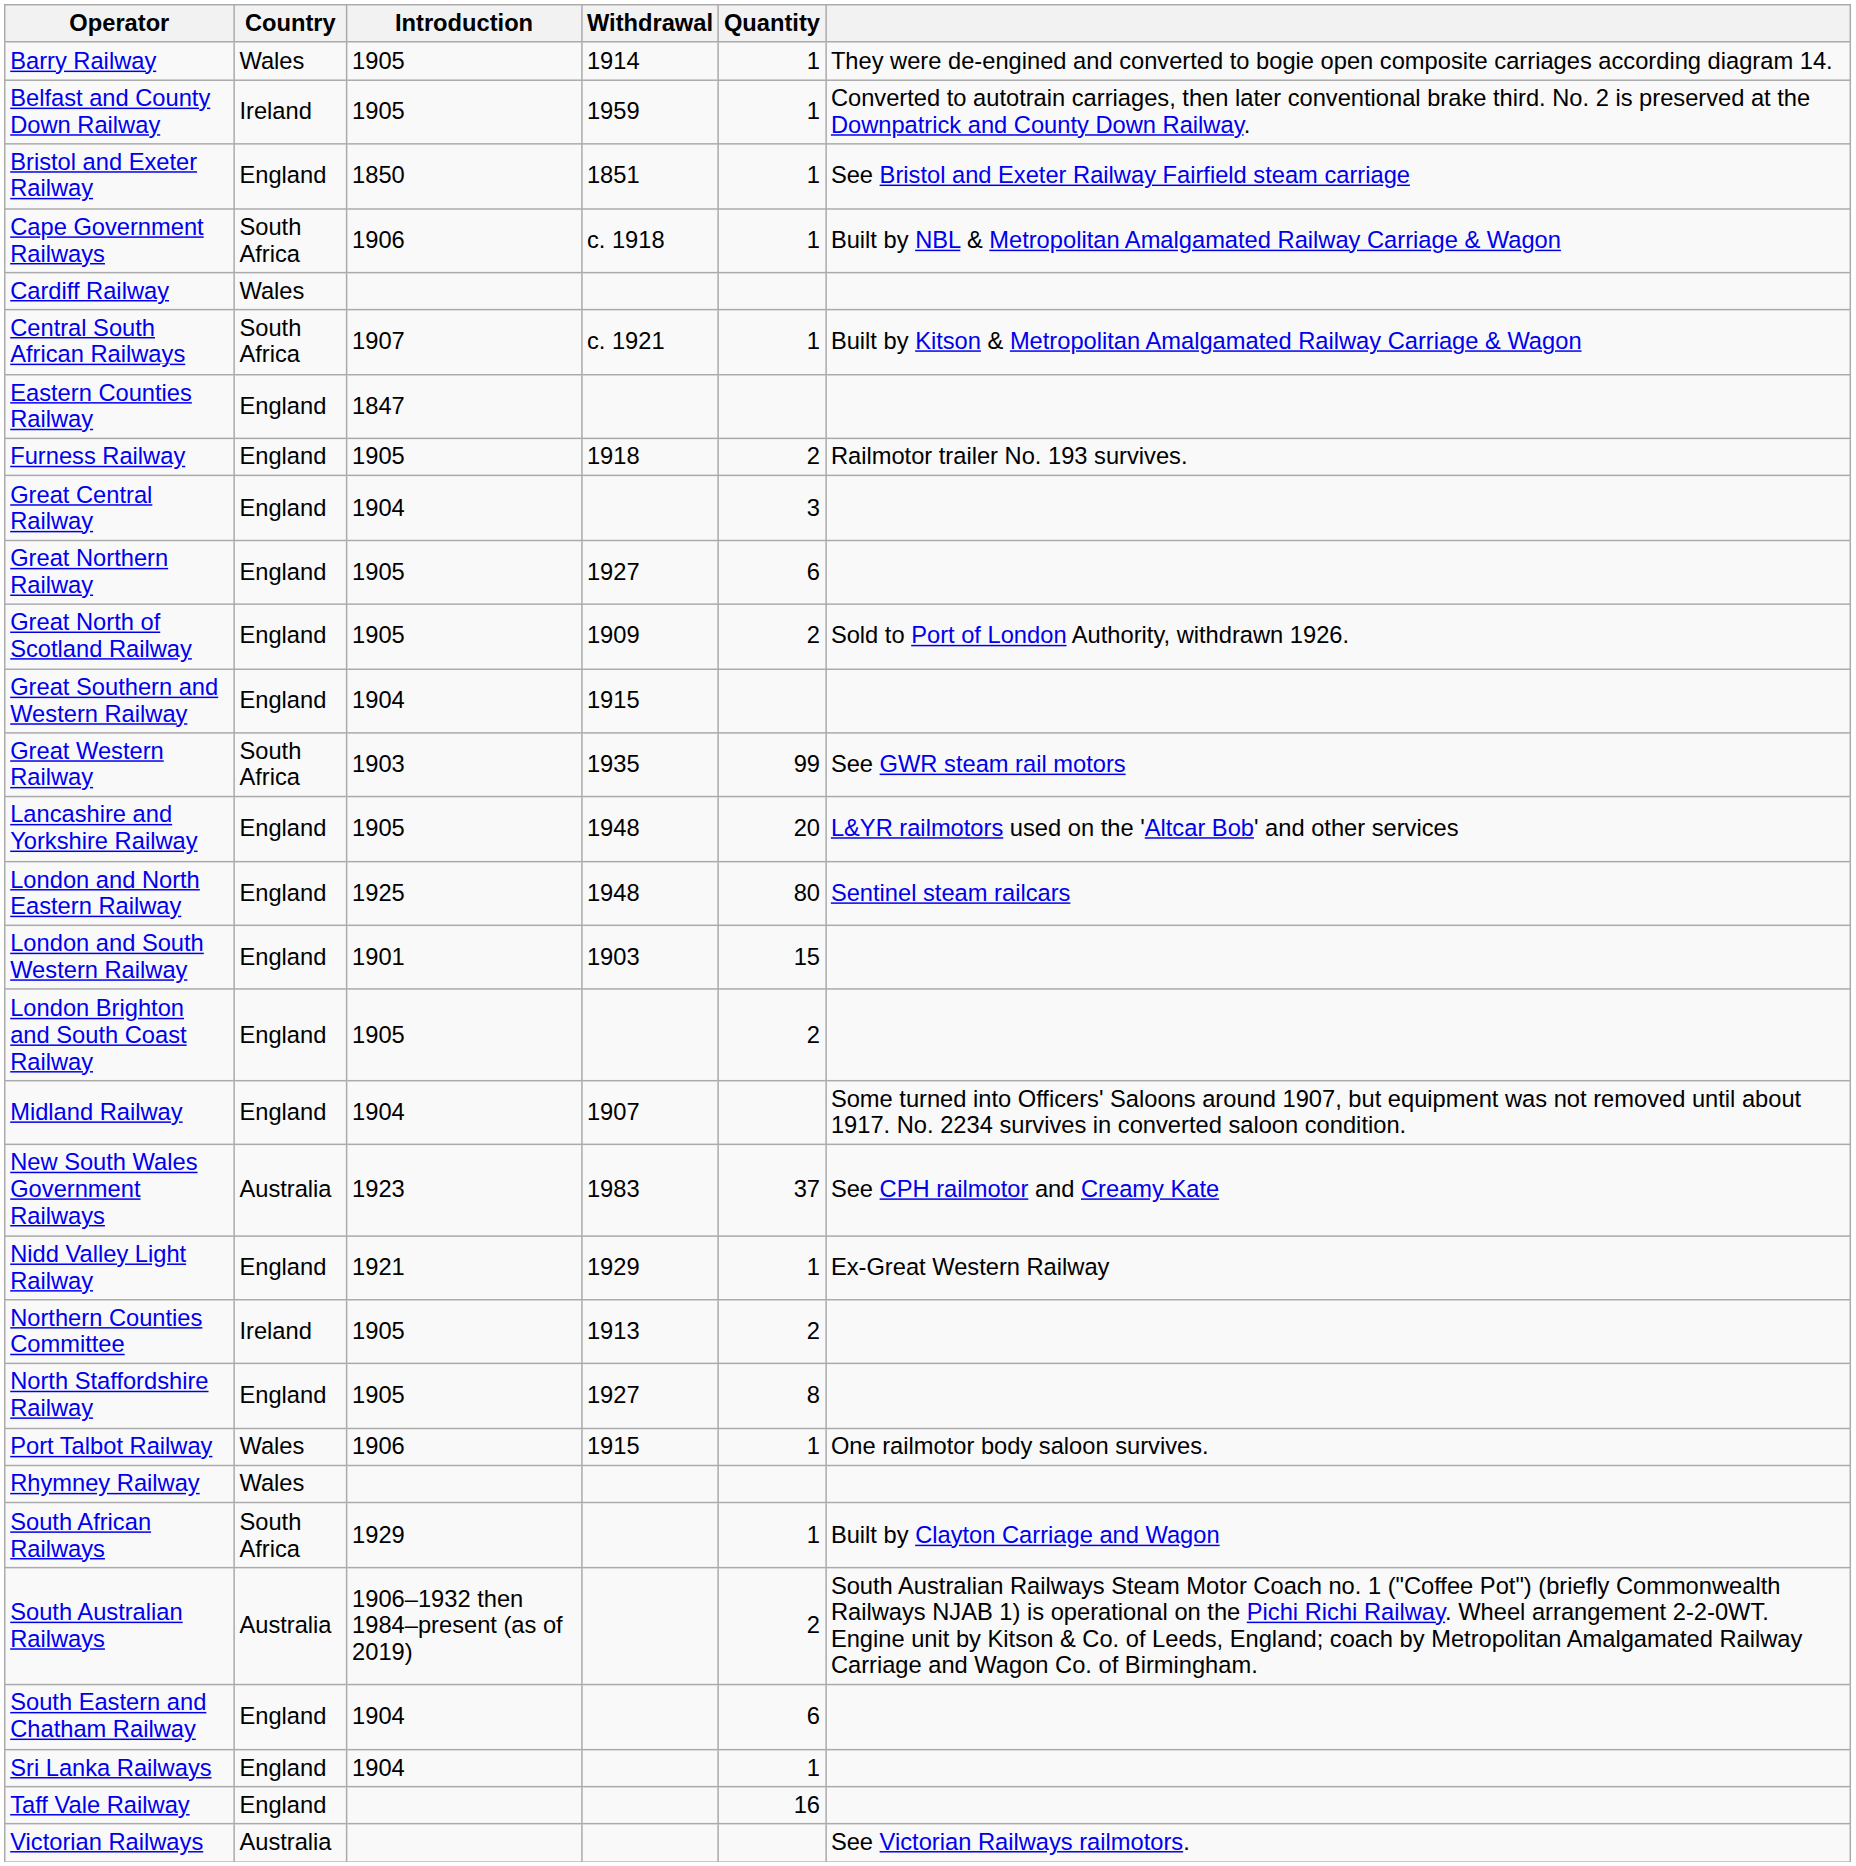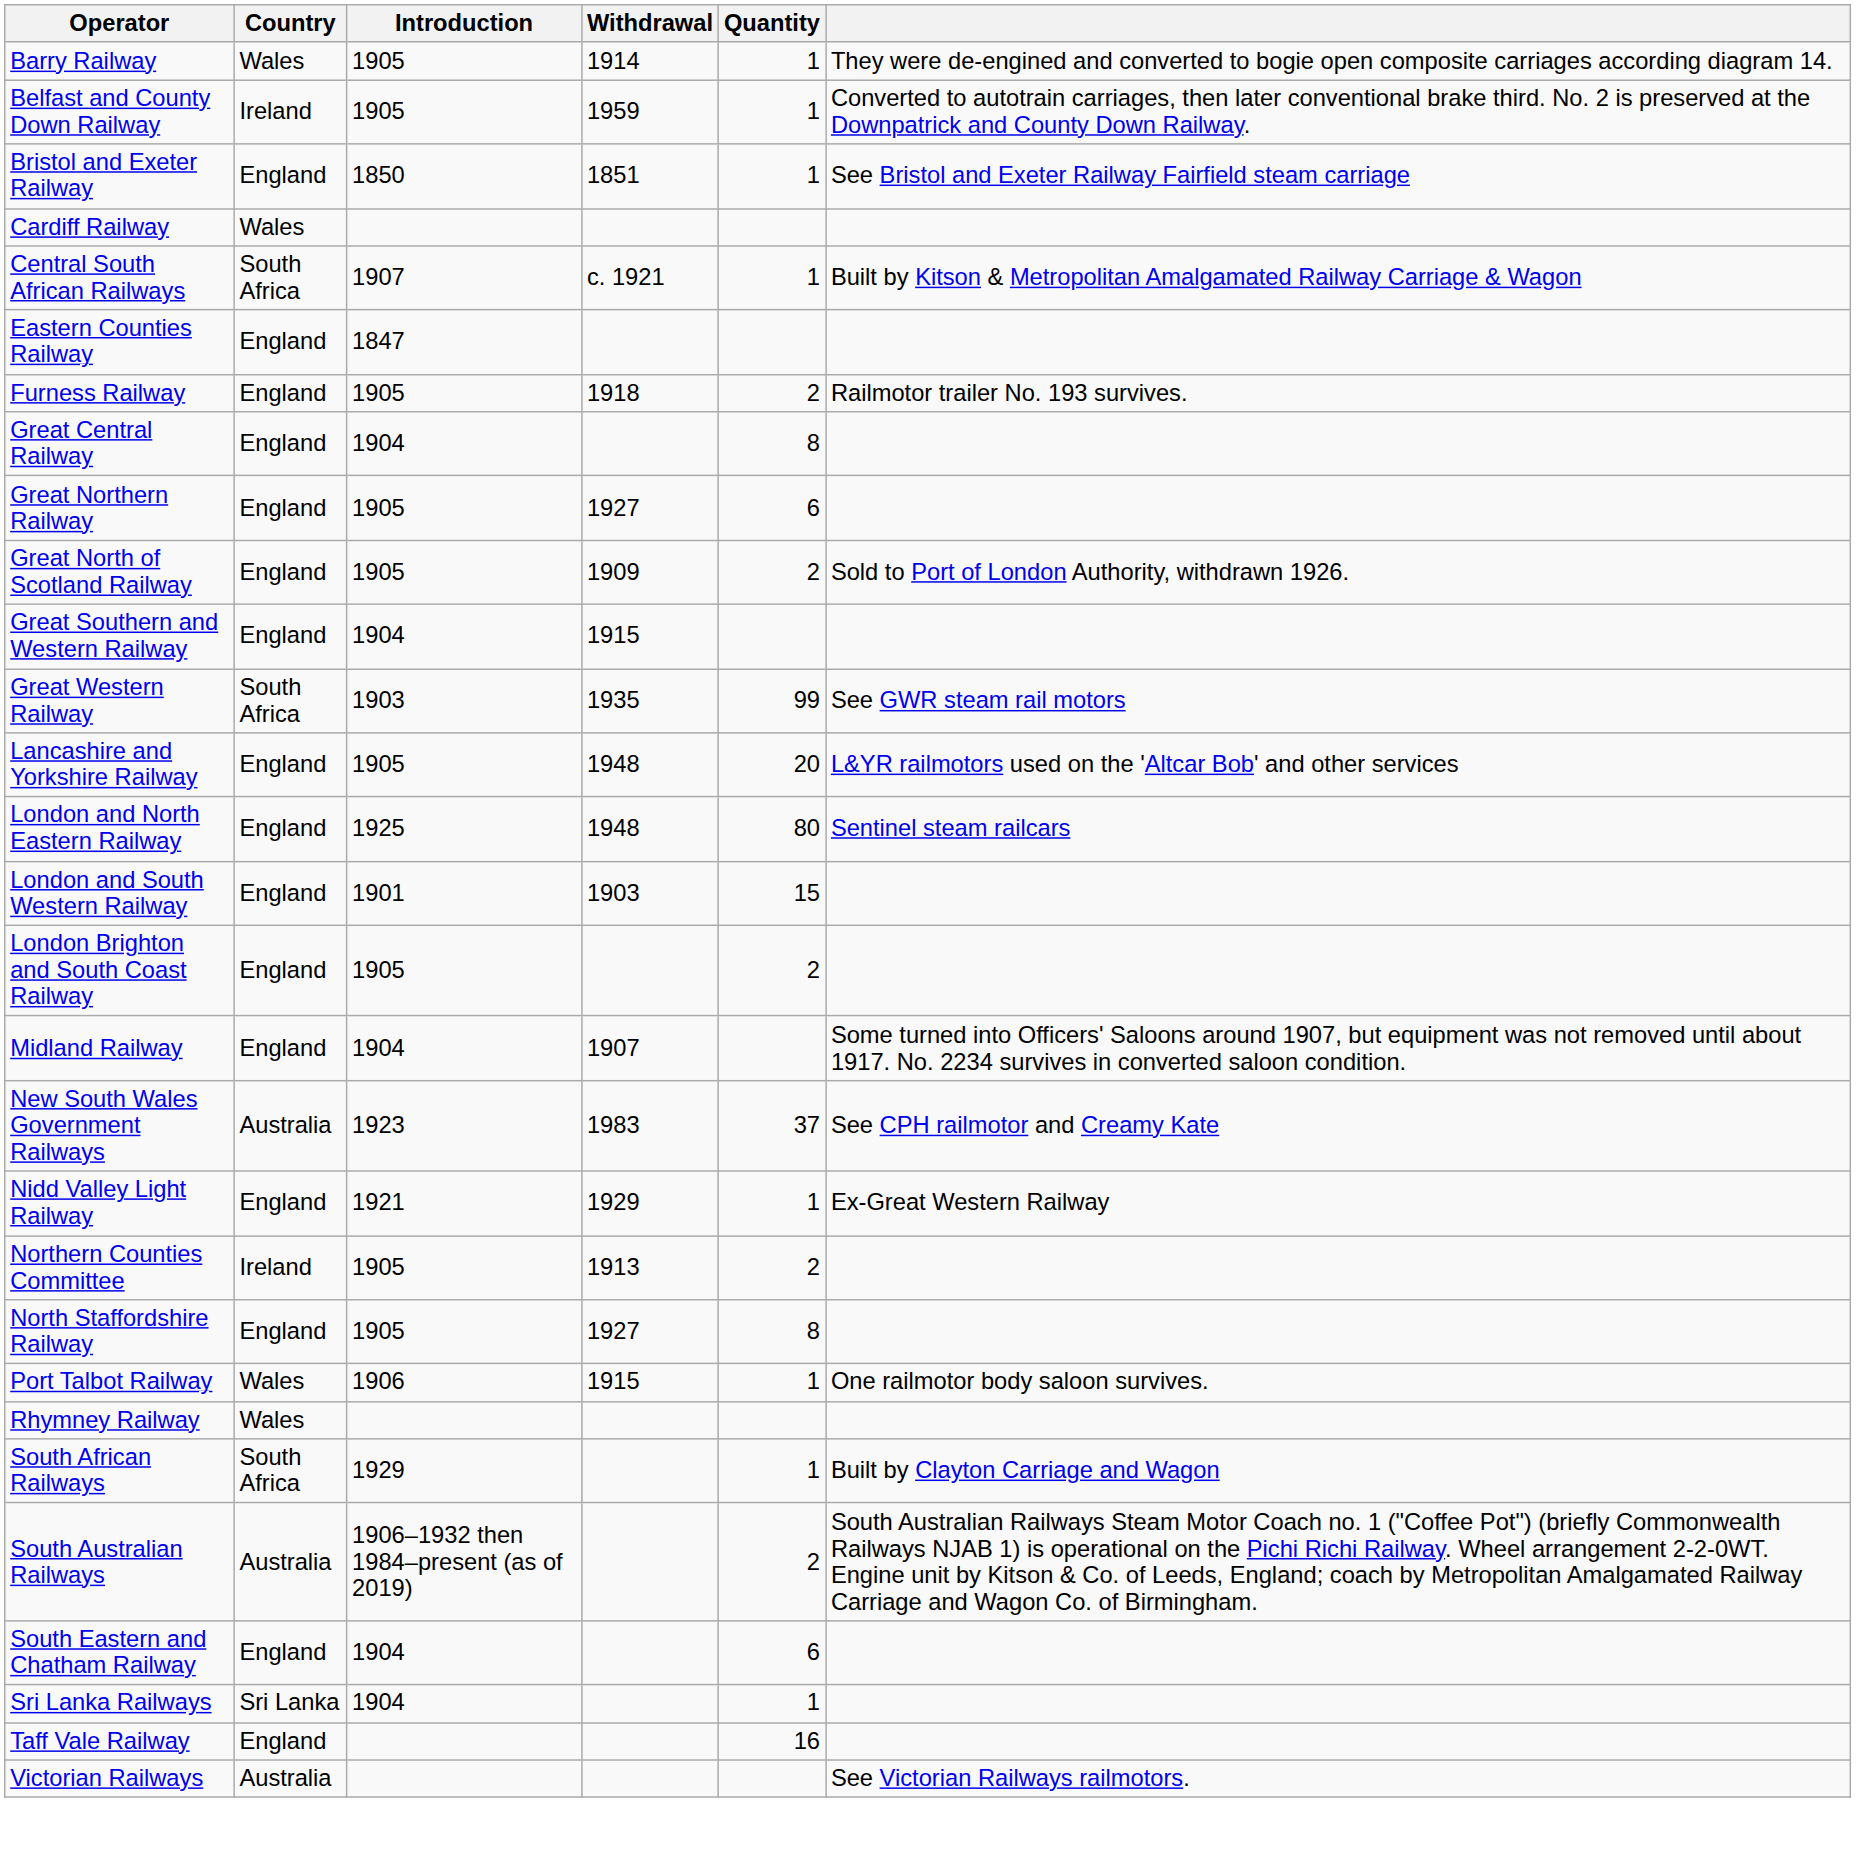- row: (107, 240)
(813, 507) 3 -> (813, 443) 8
(283, 1767) England -> (289, 1703) Sri Lanka
